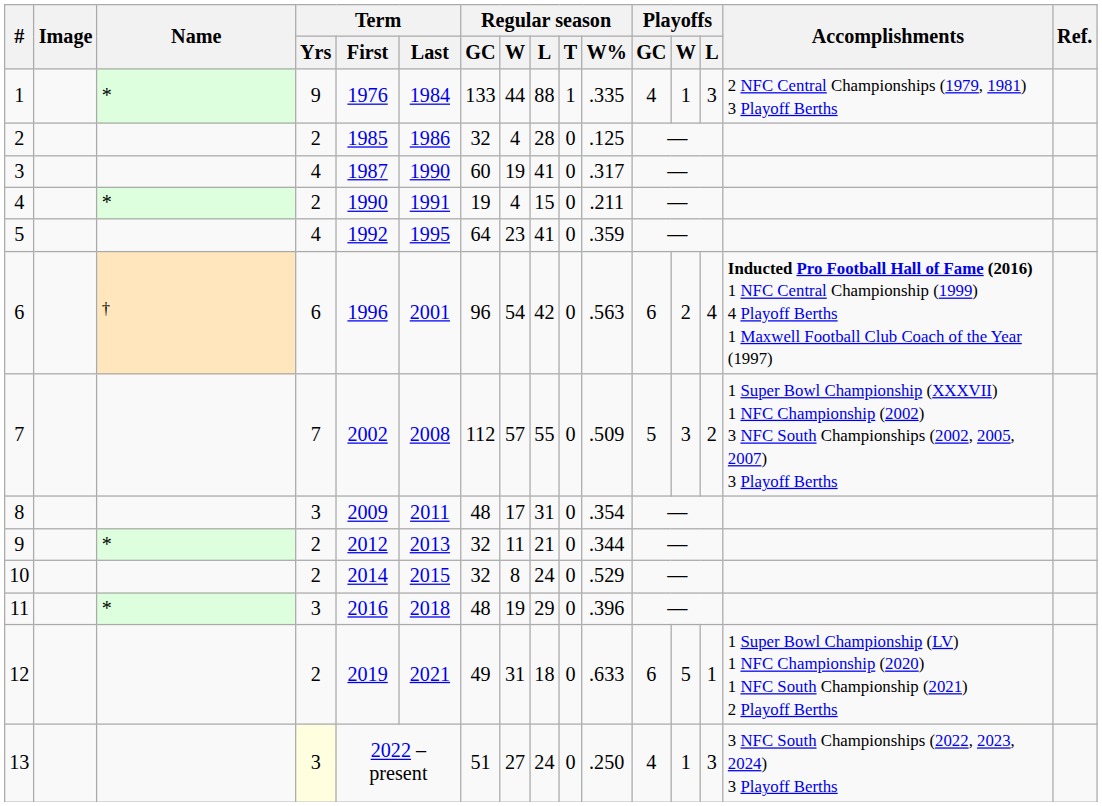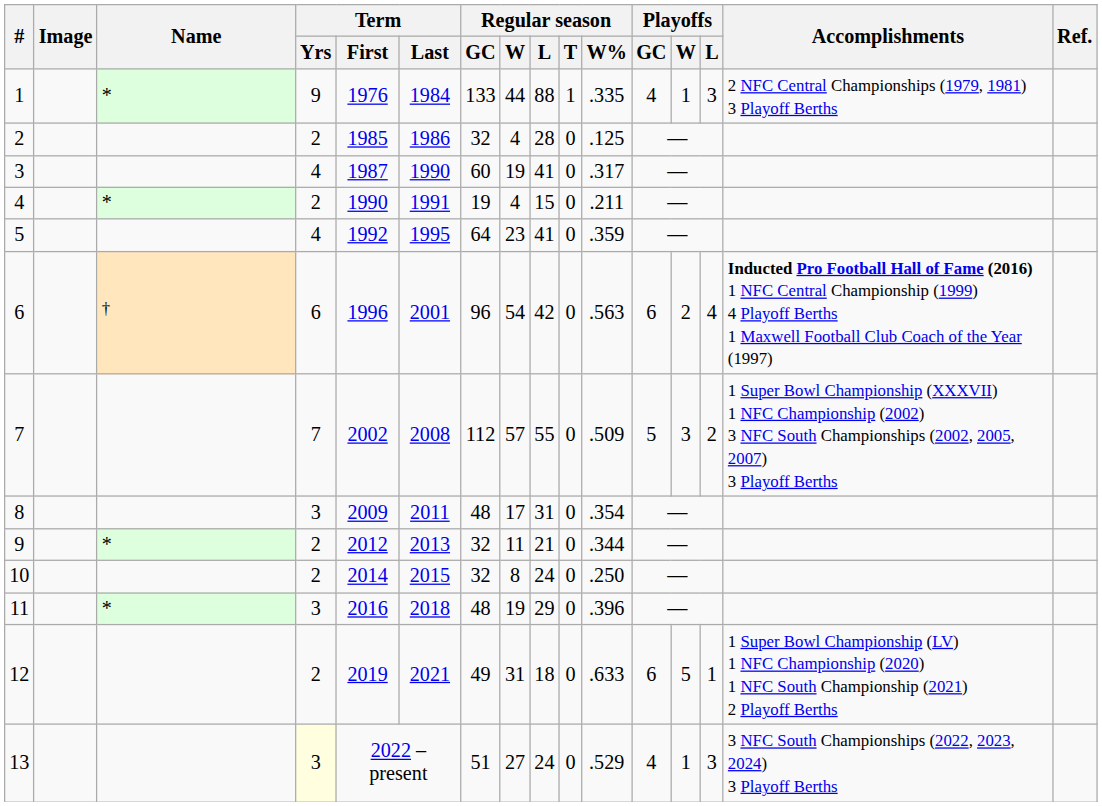(607, 576) .529 -> (607, 576) .250
(607, 762) .250 -> (607, 762) .529
